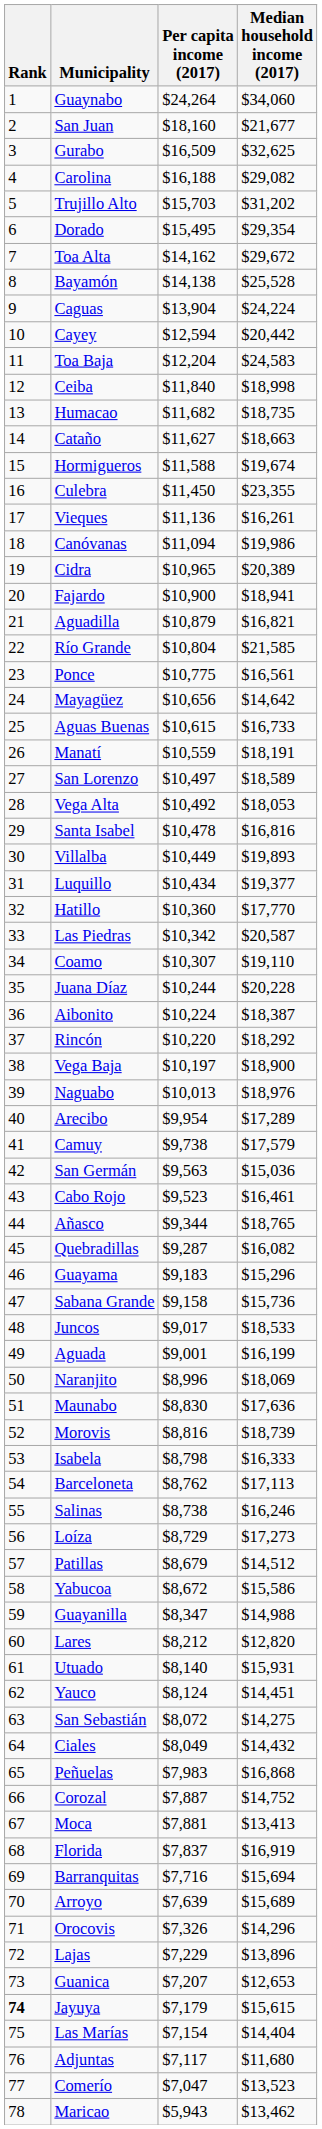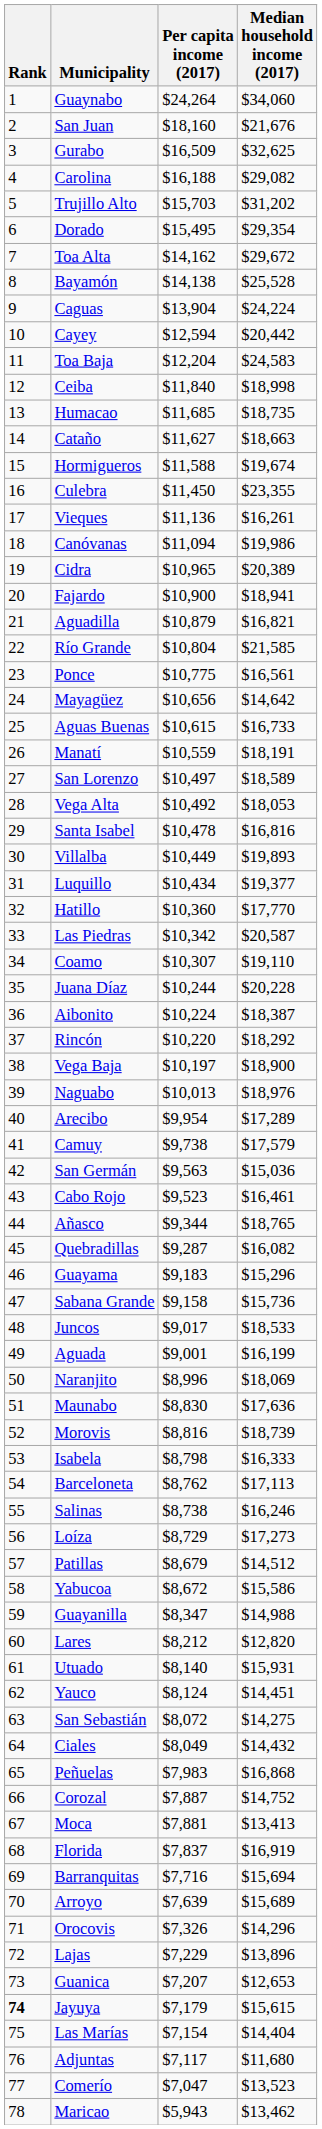(268, 125) $21,677 -> (268, 125) $21,676
(189, 412) $11,682 -> (189, 412) $11,685
